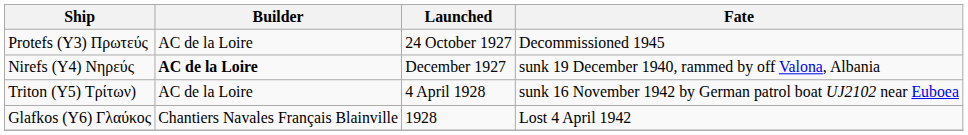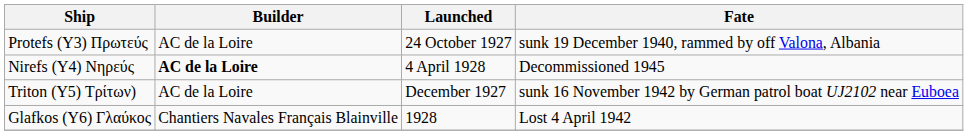(592, 42) Decommissioned 1945 -> (700, 42) sunk 19 December 1940, rammed by off Valona, Albania
(456, 67) December 1927 -> (445, 67) 4 April 1928
(700, 67) sunk 19 December 1940, rammed by off Valona, Albania -> (592, 67) Decommissioned 1945
(445, 92) 4 April 1928 -> (456, 92) December 1927
